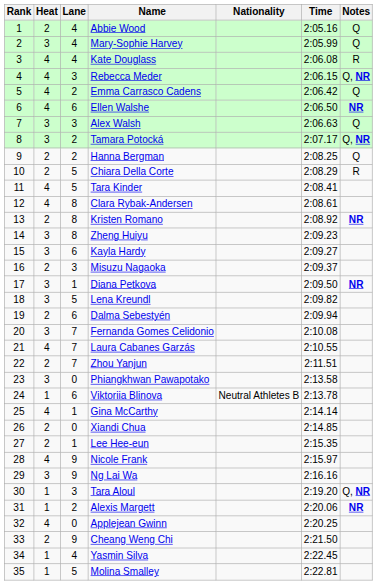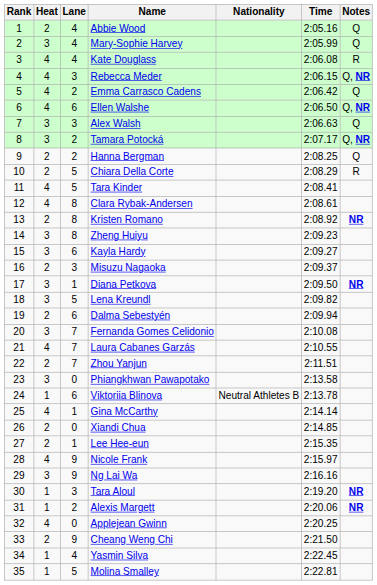(356, 108) NR -> (356, 108) Q, NR
(356, 492) Q, NR -> (356, 492) NR
